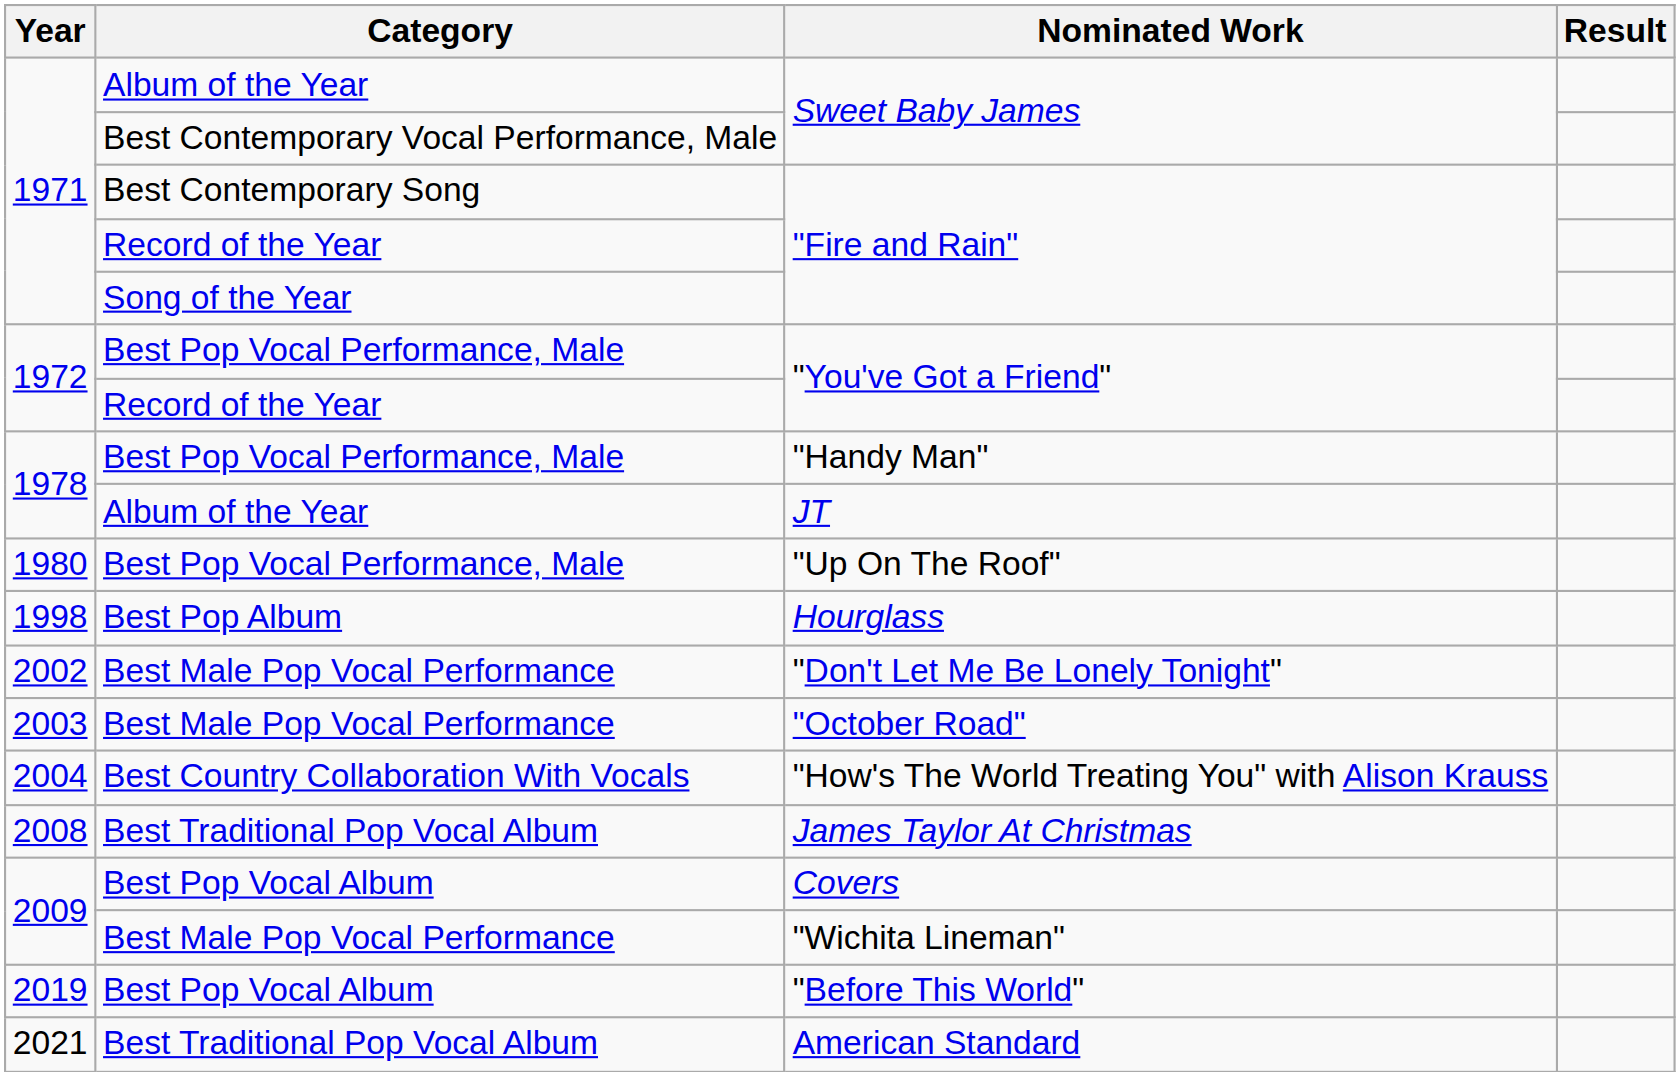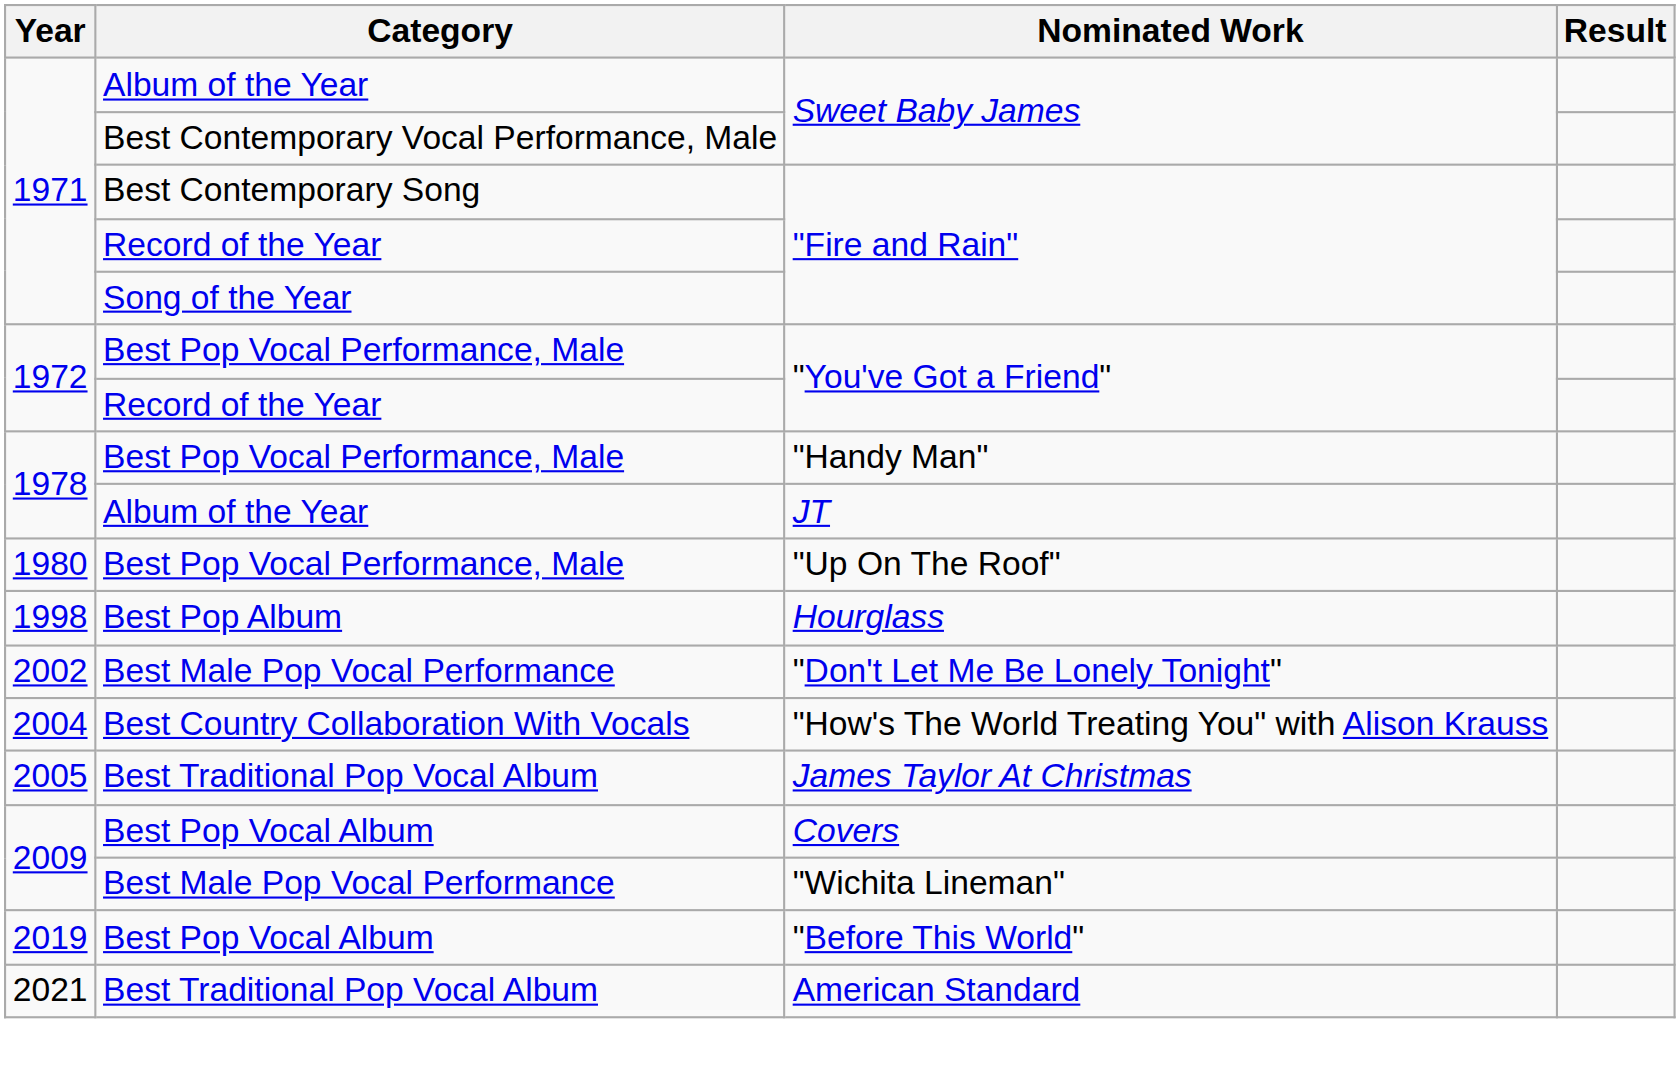- row: (359, 723)
(50, 830) 2008 -> (50, 777) 2005
